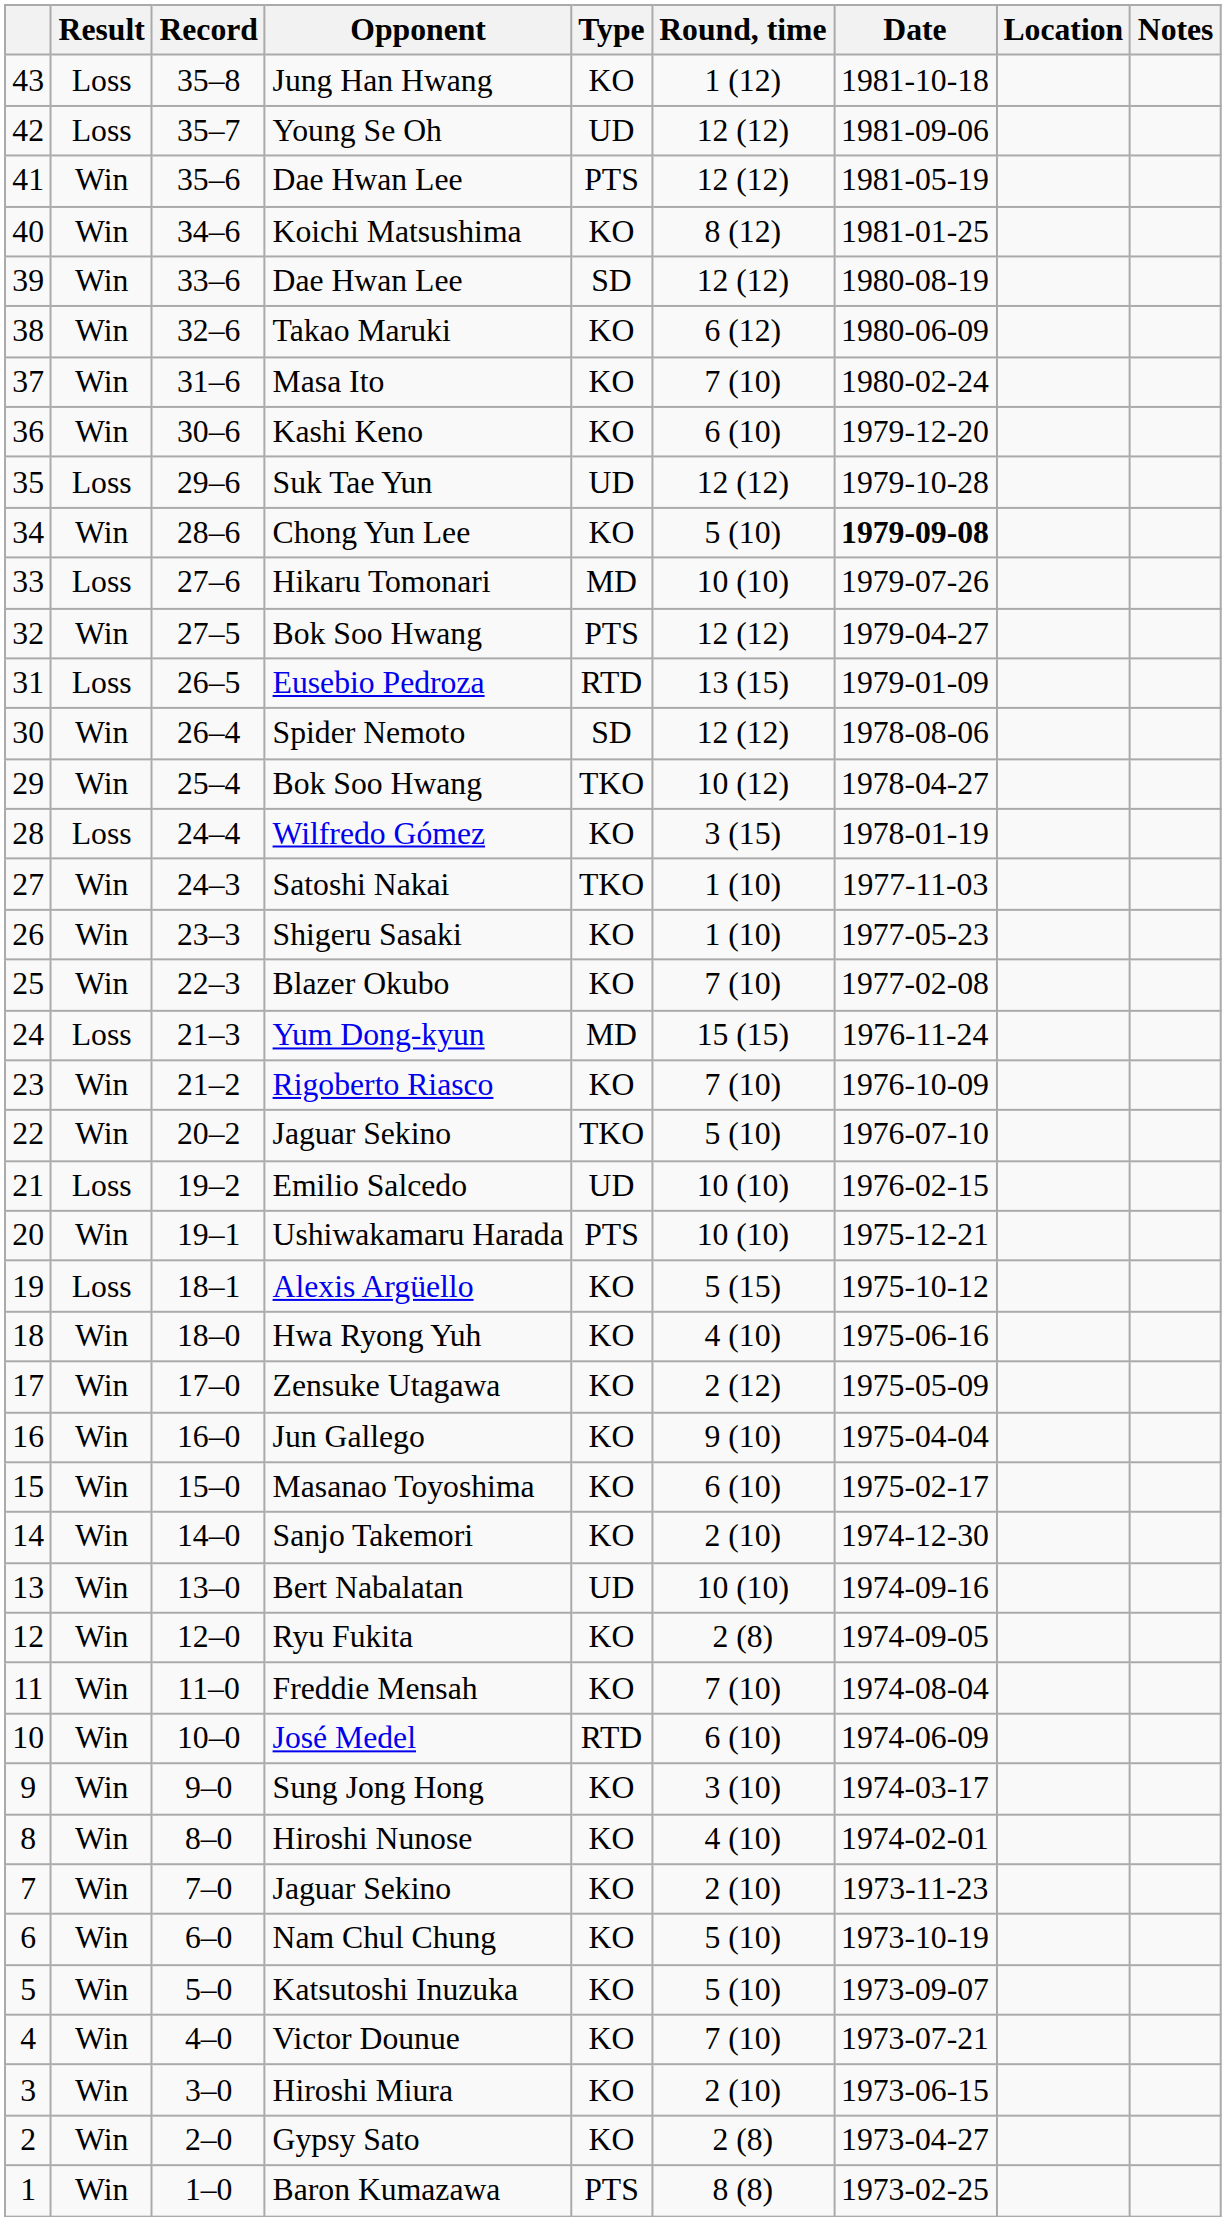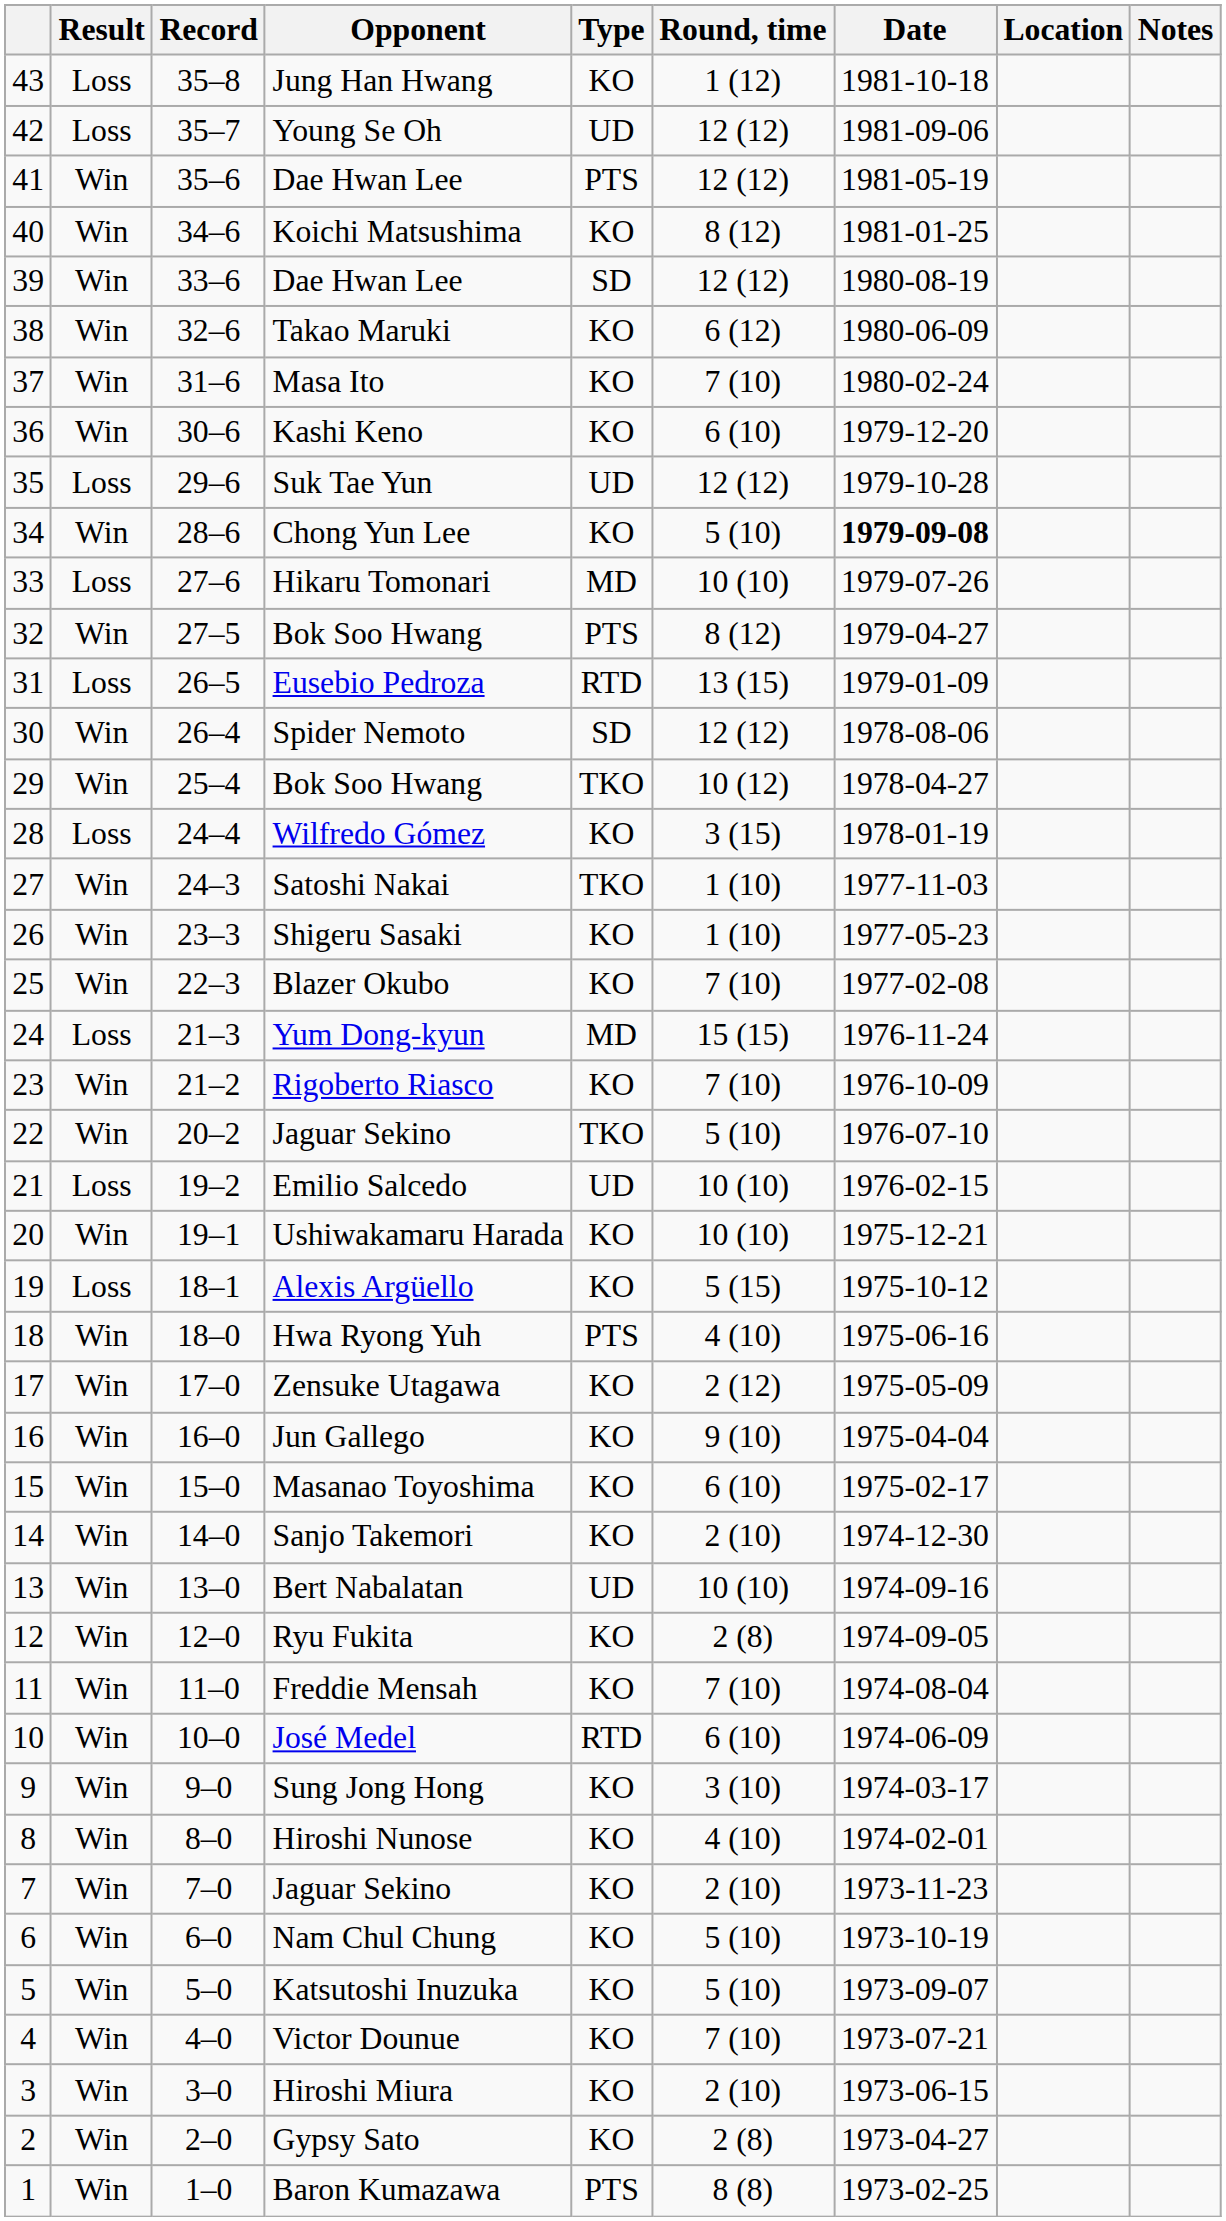(743, 632) 12 (12) -> (743, 632) 8 (12)
(611, 1235) PTS -> (611, 1235) KO
(611, 1335) KO -> (611, 1335) PTS
